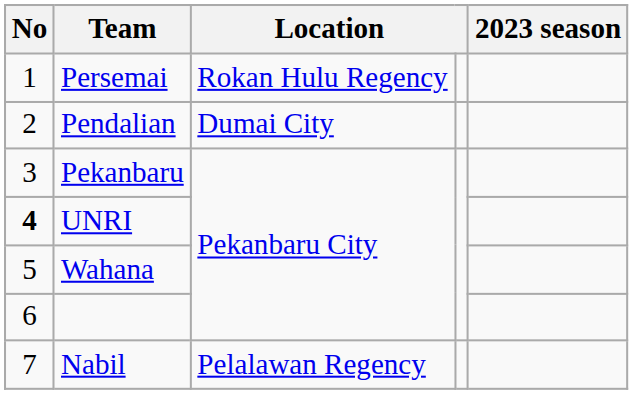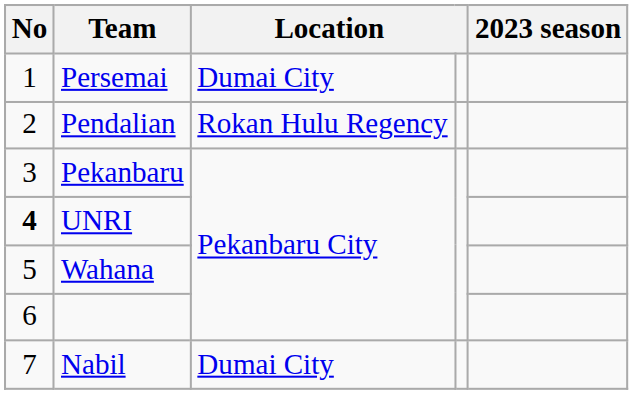(322, 76) Rokan Hulu Regency -> (266, 76) Dumai City
(266, 124) Dumai City -> (322, 124) Rokan Hulu Regency
(312, 364) Pelalawan Regency -> (266, 364) Dumai City
